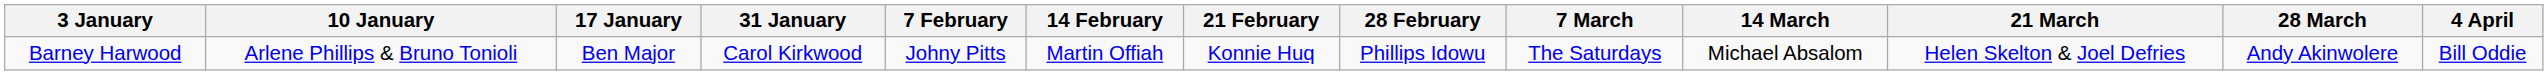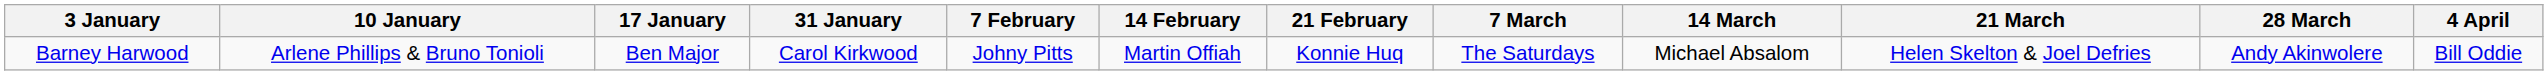- column: (1423, 20)
